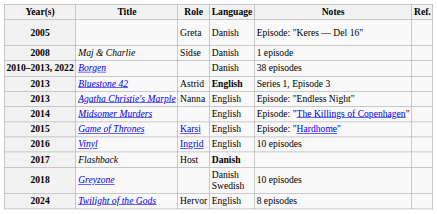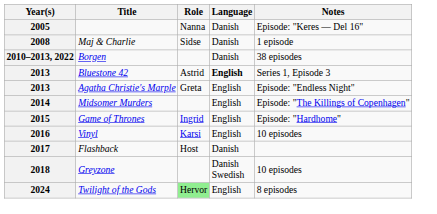- column: (422, 12)
(191, 32) Greta -> (193, 27) Nanna
(193, 99) Nanna -> (191, 88) Greta
(190, 129) Karsi -> (192, 118) Ingrid
(192, 144) Ingrid -> (190, 133) Karsi
(226, 159) bold -> (225, 149) normal
(194, 201) no background -> (194, 190) lightgreen background
